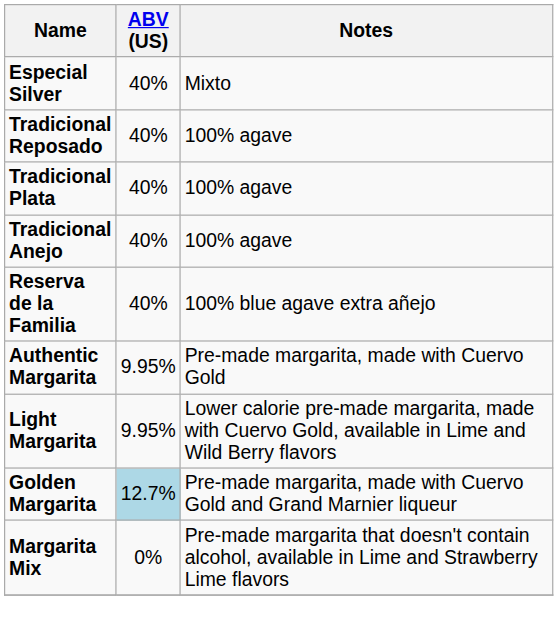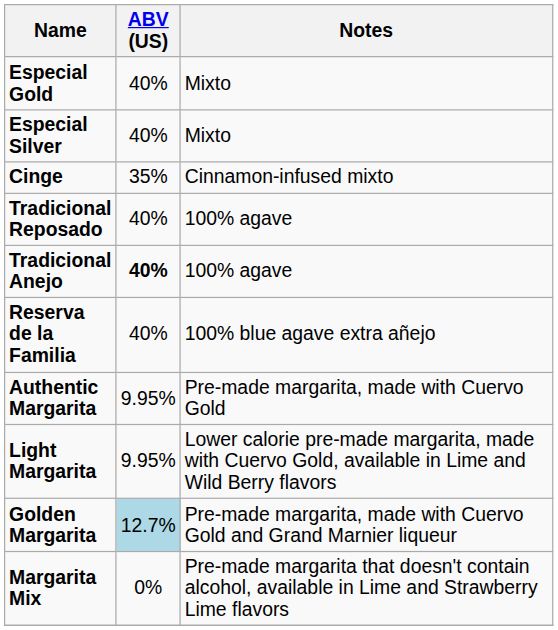+ row: (48, 83)
+ row: (36, 177)
- row: (60, 188)
(148, 240) normal -> (148, 271) bold
